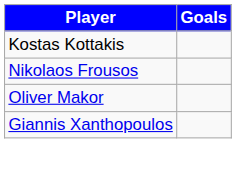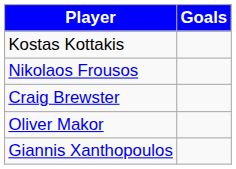+ row: (64, 97)
